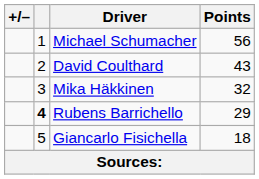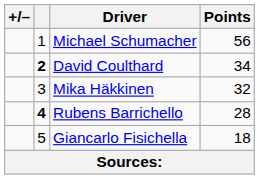(42, 65) normal -> (42, 65) bold
(242, 65) 43 -> (242, 65) 34
(242, 113) 29 -> (242, 113) 28
